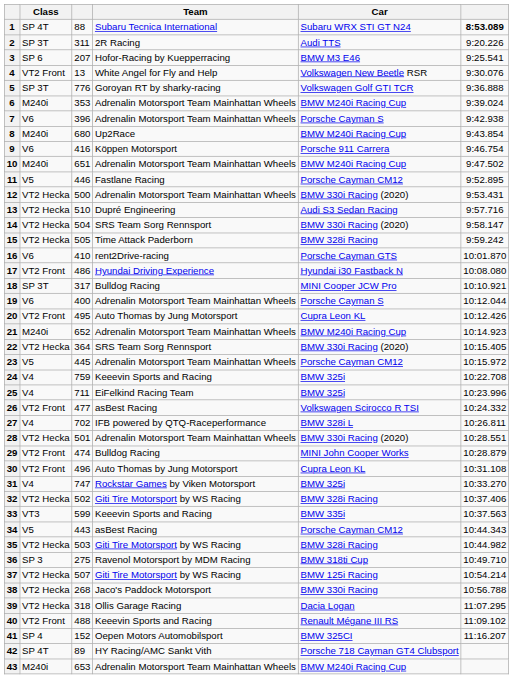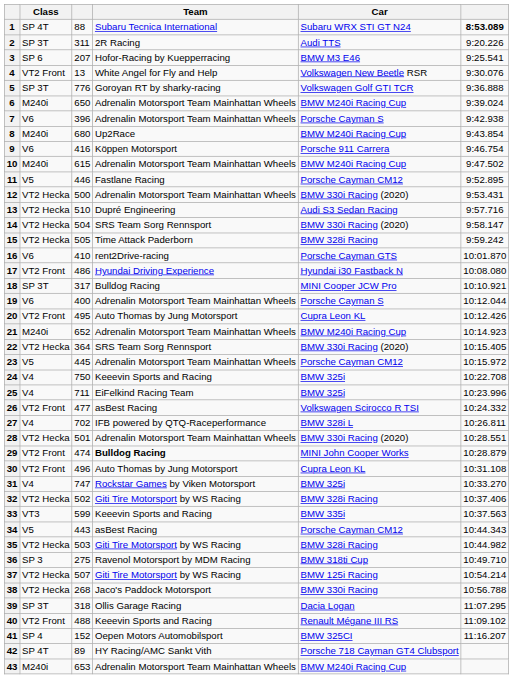(82, 103) 353 -> (82, 103) 650
(82, 164) 651 -> (82, 164) 615
(82, 377) 759 -> (82, 377) 750
(127, 453) normal -> (130, 453) bold
(46, 605) VT2 Hecka -> (35, 605) SP 3T
